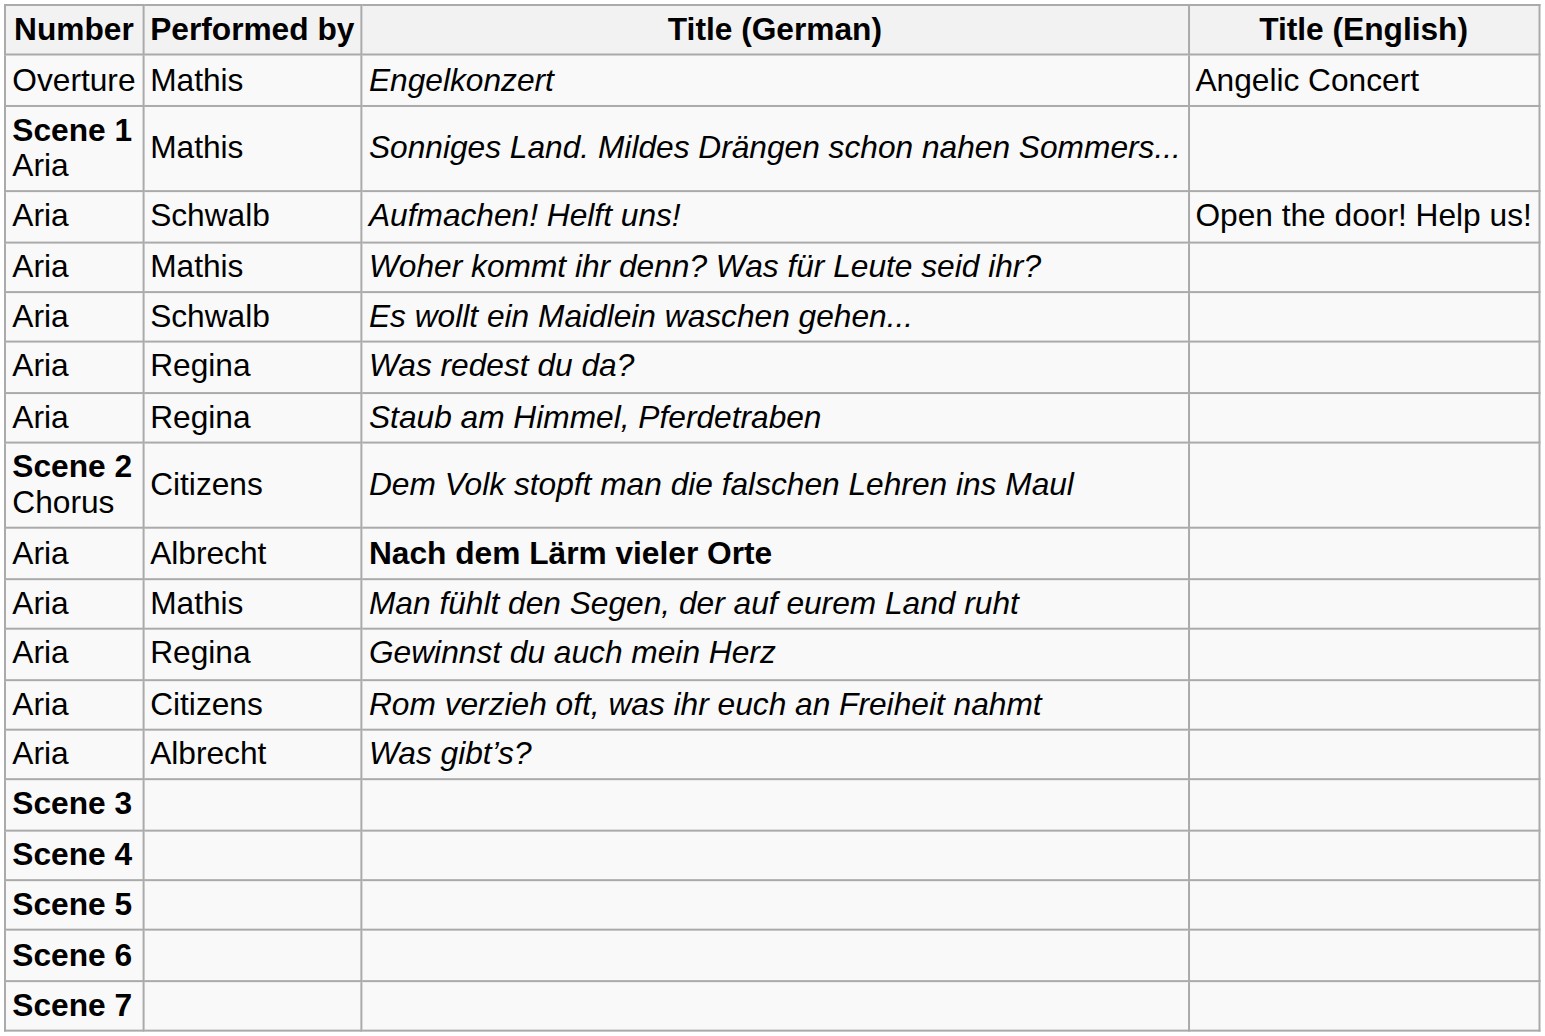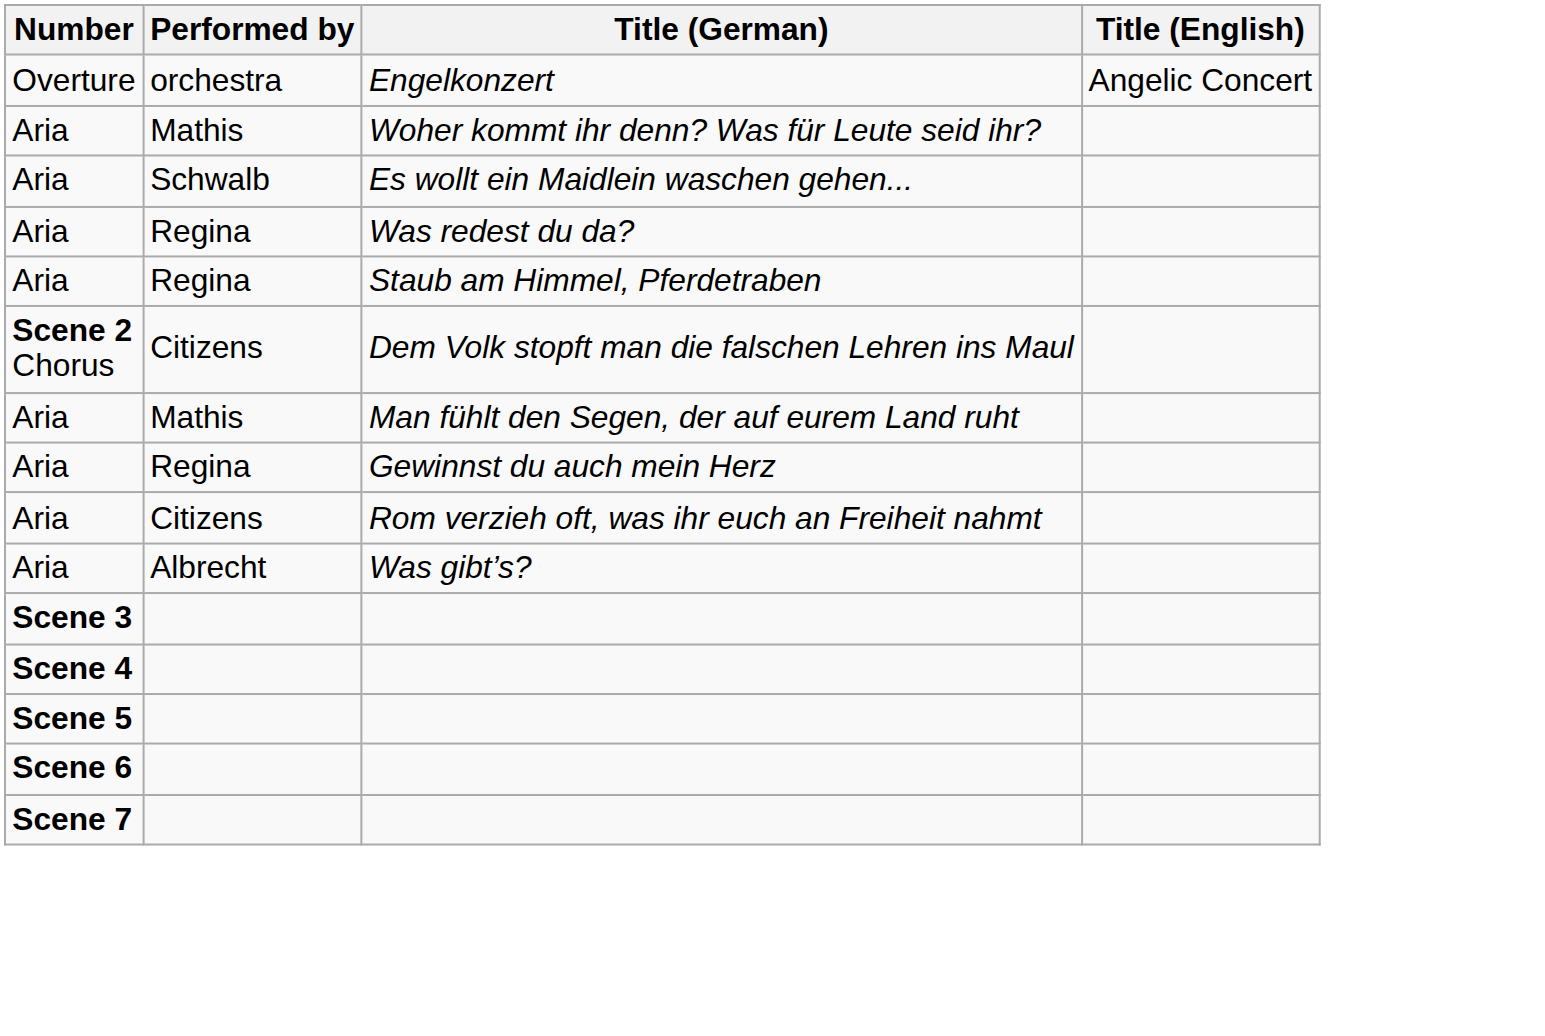(197, 79) Mathis -> (216, 79) orchestra
- row: (72, 147)
- row: (40, 215)
- row: (40, 553)
